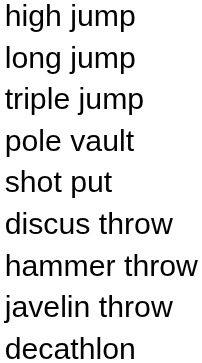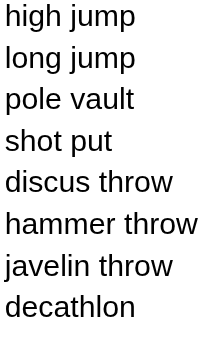- row: (74, 99)
